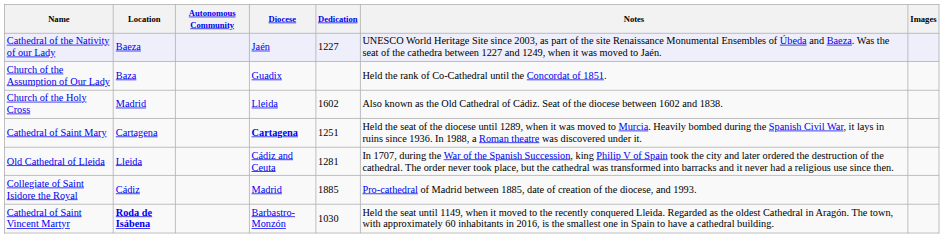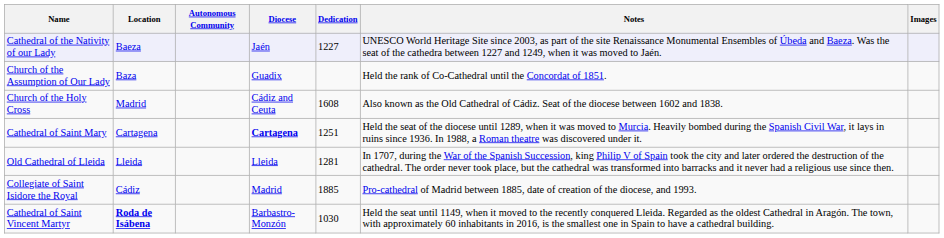(265, 104) Lleida -> (272, 104) Cádiz and Ceuta
(328, 104) 1602 -> (328, 104) 1608
(272, 161) Cádiz and Ceuta -> (265, 161) Lleida
